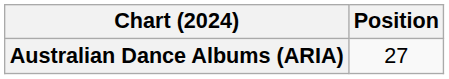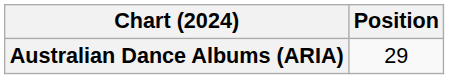(396, 55) 27 -> (396, 55) 29
